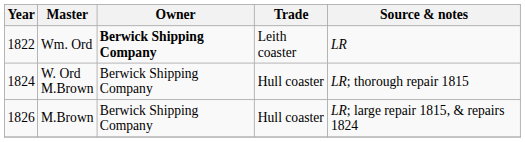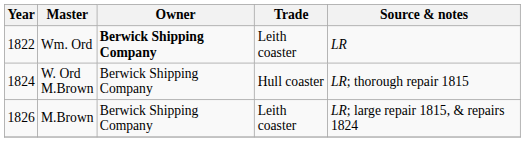(291, 118) Hull coaster -> (277, 118) Leith coaster
